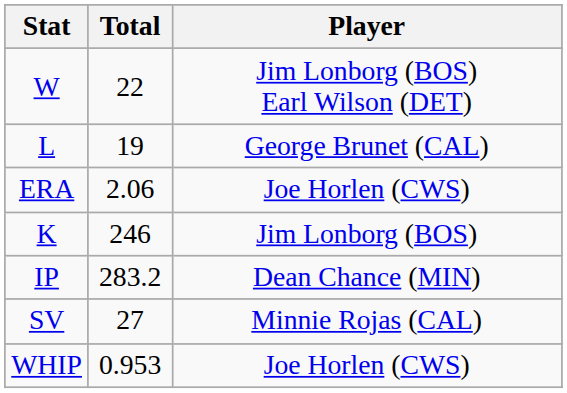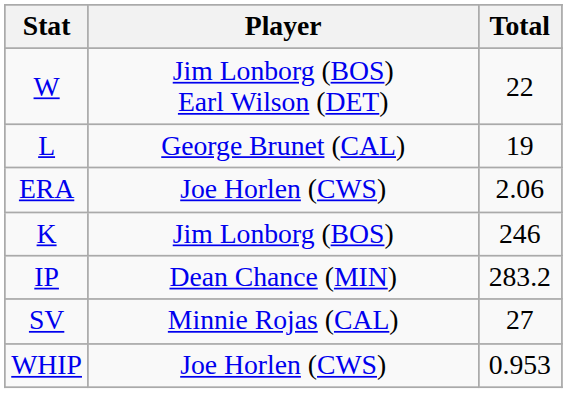columns swapped: (367, 26) <-> (130, 26)
